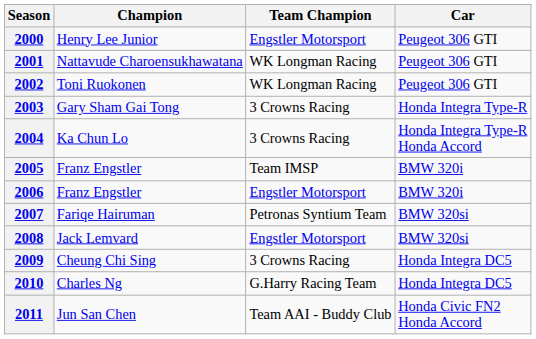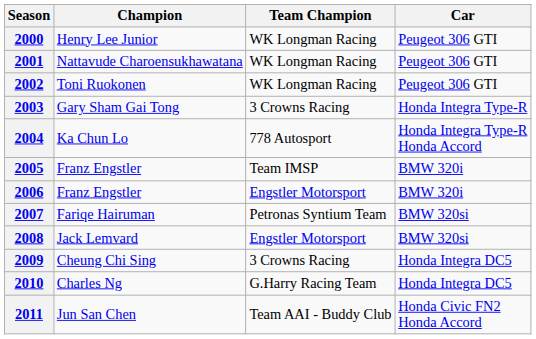(308, 38) Engstler Motorsport -> (313, 38) WK Longman Racing
(299, 138) 3 Crowns Racing -> (290, 138) 778 Autosport
